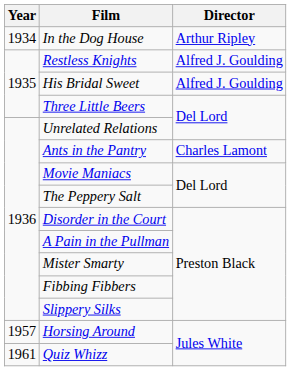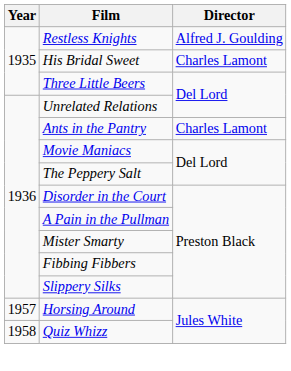- row: (93, 38)
(229, 83) Alfred J. Goulding -> (221, 60) Charles Lamont
(22, 354) 1961 -> (22, 331) 1958
